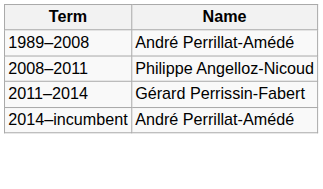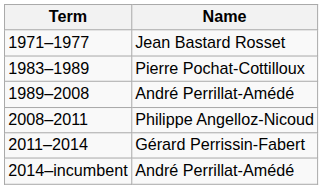+ row: (49, 42)
+ row: (49, 68)
